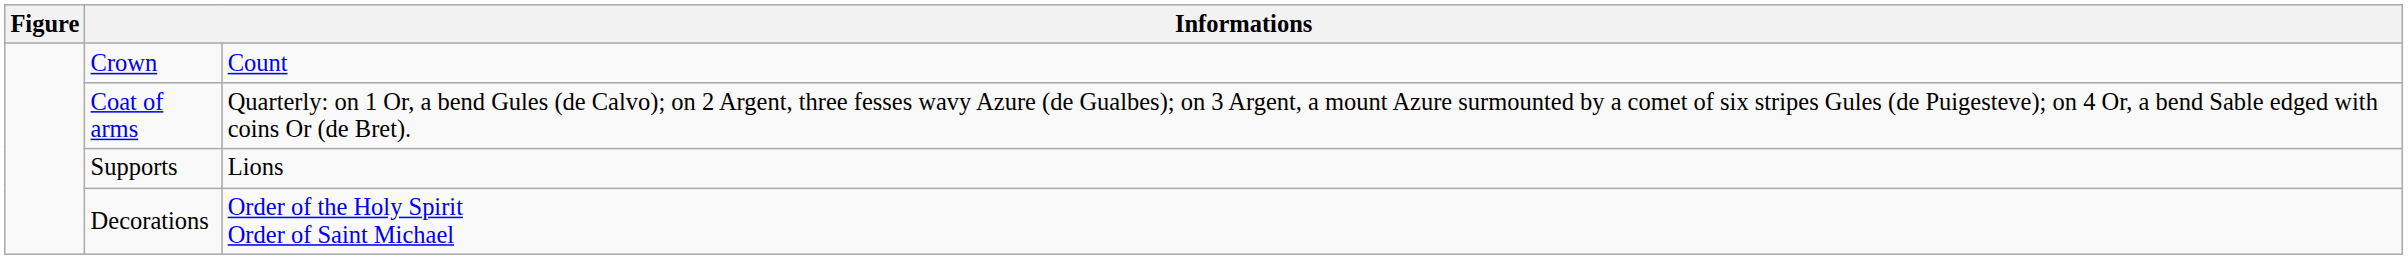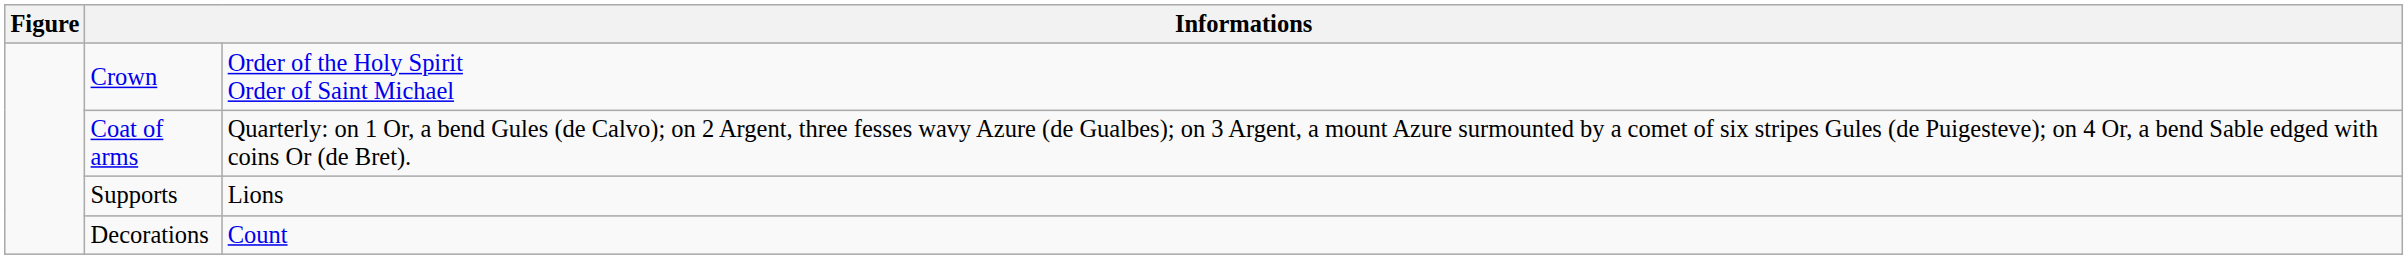(258, 62) Count -> (345, 76) Order of the Holy Spirit Order of Saint Michael
(345, 220) Order of the Holy Spirit Order of Saint Michael -> (258, 234) Count
